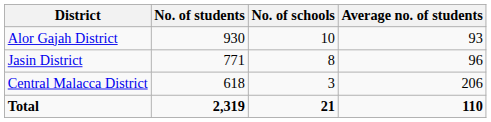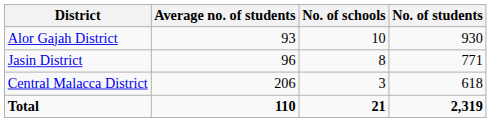columns swapped: (200, 15) <-> (412, 15)
